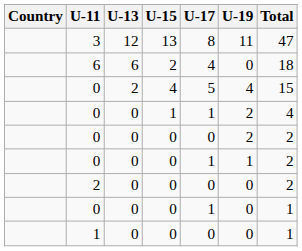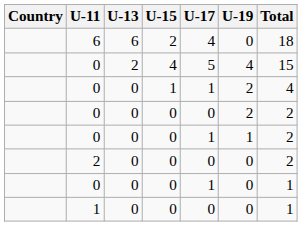- row: (96, 40)
